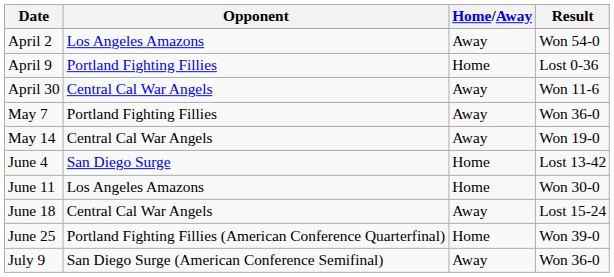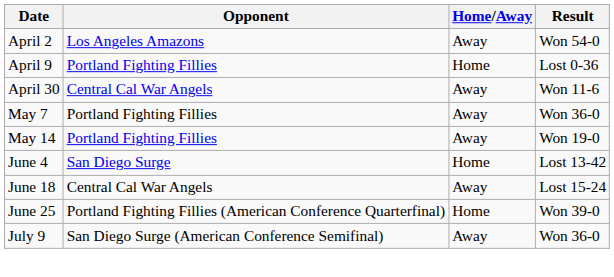(140, 138) Central Cal War Angels -> (142, 138) Portland Fighting Fillies
- row: (31, 187)
